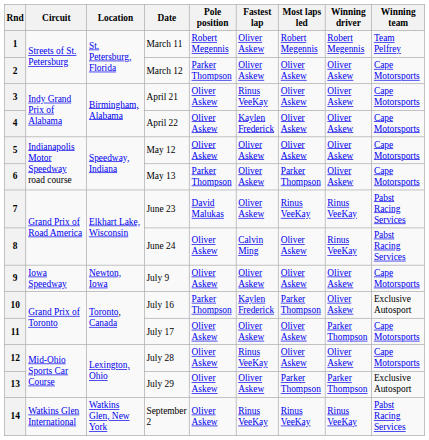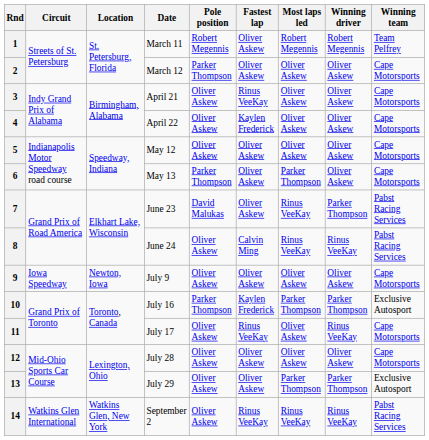(342, 208) Rinus VeeKay -> (347, 208) Parker Thompson
(294, 246) Oliver Askew -> (296, 246) Rinus VeeKay
(340, 304) Oliver Askew -> (347, 304) Parker Thompson
(251, 331) Oliver Askew -> (253, 331) Rinus VeeKay
(347, 331) Parker Thompson -> (342, 331) Rinus VeeKay
(253, 357) Rinus VeeKay -> (251, 357) Oliver Askew
